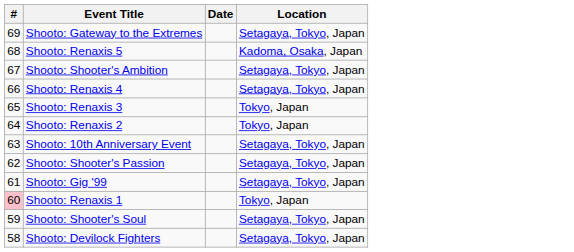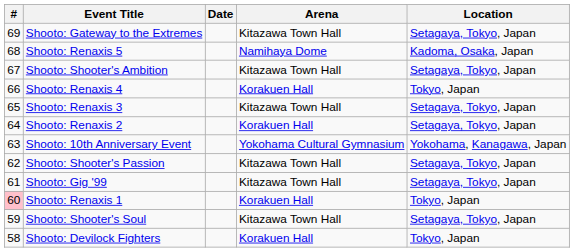+ column: (322, 14)
(302, 89) Setagaya, Tokyo, Japan -> (445, 89) Tokyo, Japan
(274, 107) Tokyo, Japan -> (473, 107) Setagaya, Tokyo, Japan
(274, 126) Tokyo, Japan -> (473, 126) Setagaya, Tokyo, Japan
(302, 145) Setagaya, Tokyo, Japan -> (488, 145) Yokohama, Kanagawa, Japan
(302, 238) Setagaya, Tokyo, Japan -> (445, 238) Tokyo, Japan
